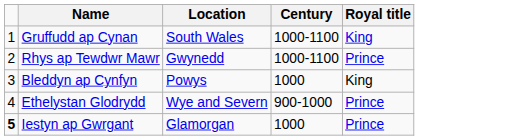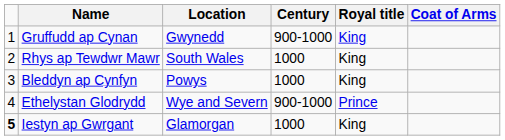+ column: (454, 15)
(205, 37) South Wales -> (195, 37) Gwynedd
(306, 37) 1000-1100 -> (303, 37) 900-1000
(195, 59) Gwynedd -> (205, 59) South Wales
(306, 59) 1000-1100 -> (289, 59) 1000
(365, 59) Prince -> (352, 59) King
(365, 124) Prince -> (352, 124) King
